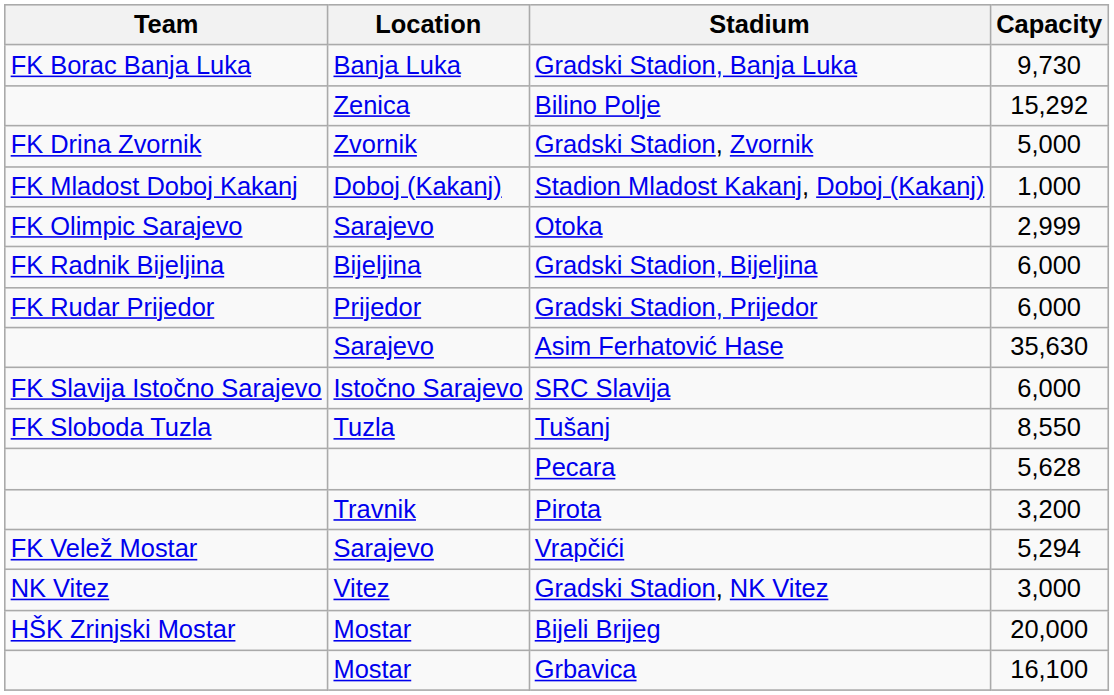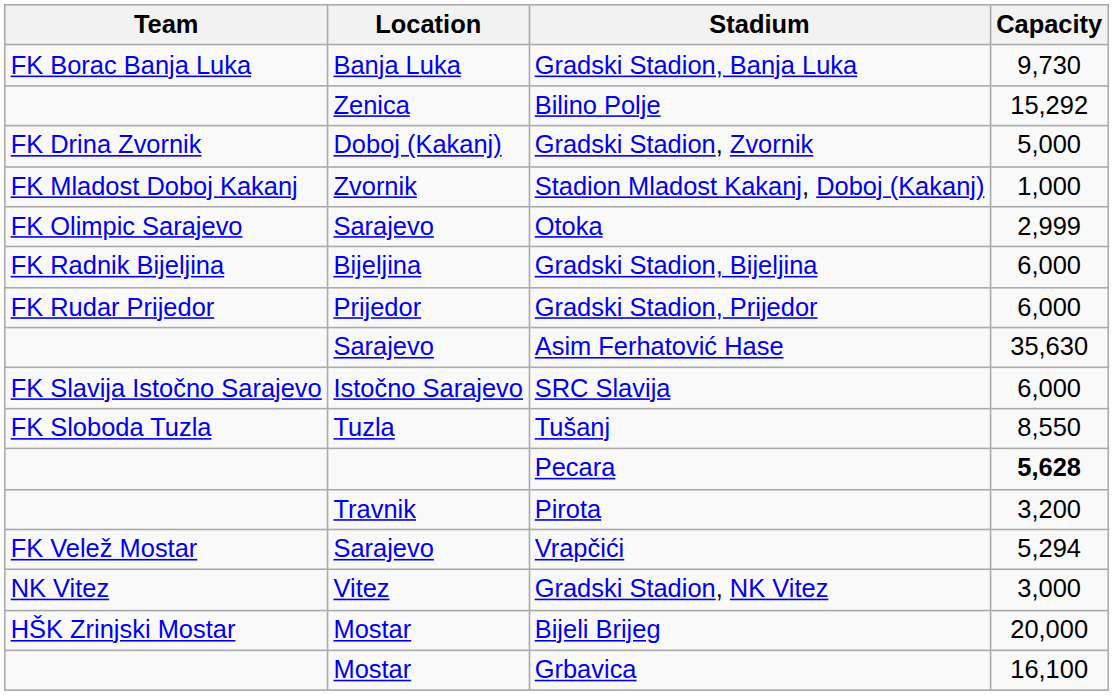(375, 145) Zvornik -> (418, 145) Doboj (Kakanj)
(418, 186) Doboj (Kakanj) -> (375, 186) Zvornik
(1049, 468) normal -> (1049, 468) bold
